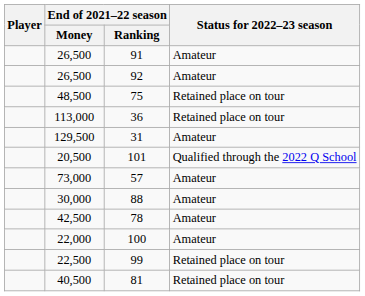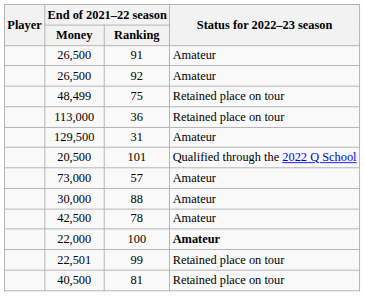(74, 96) 48,500 -> (74, 96) 48,499
(194, 239) normal -> (196, 239) bold
(74, 260) 22,500 -> (74, 260) 22,501
